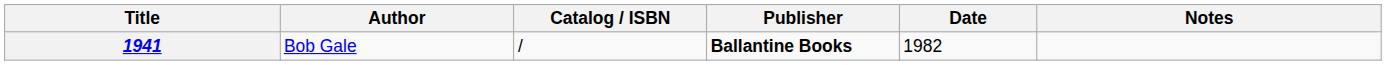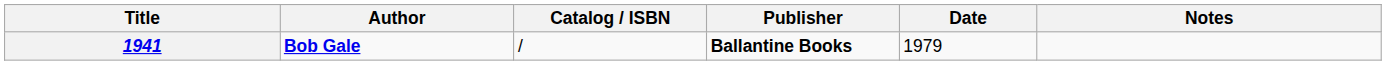(320, 45) normal -> (322, 45) bold
(923, 45) 1982 -> (923, 45) 1979
